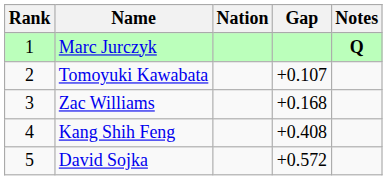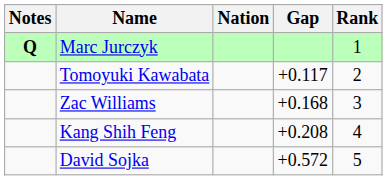columns swapped: (30, 18) <-> (357, 18)
(302, 75) +0.107 -> (303, 75) +0.117
(302, 132) +0.408 -> (303, 132) +0.208
